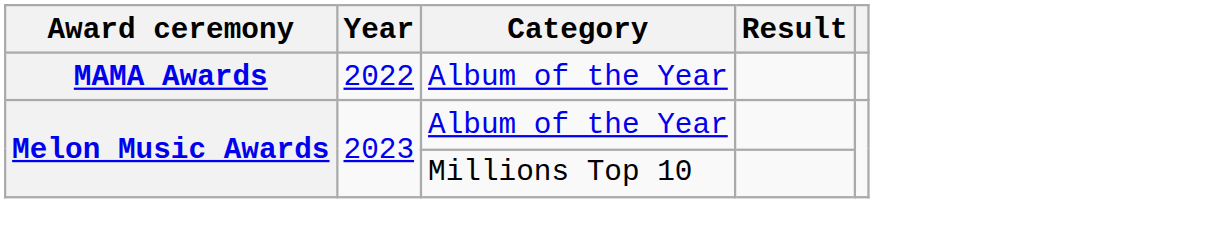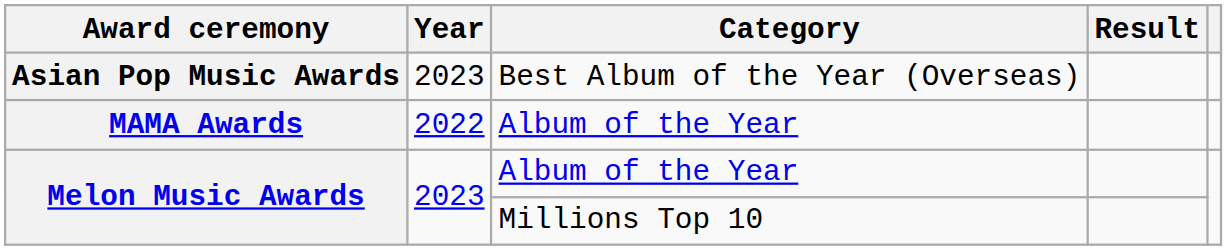+ row: (206, 77)
